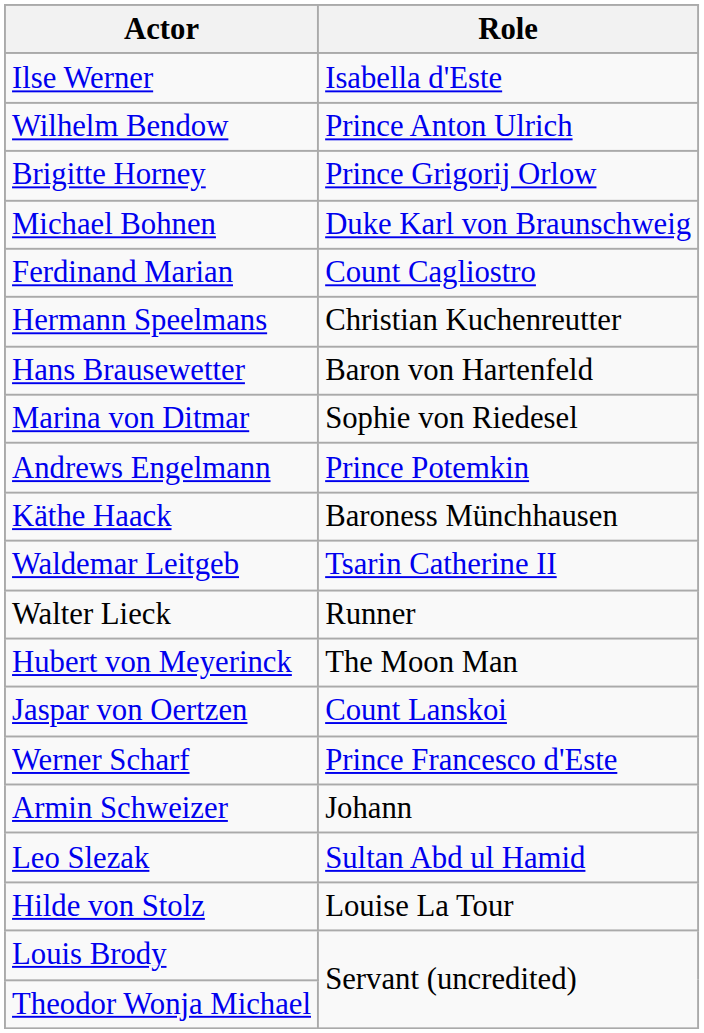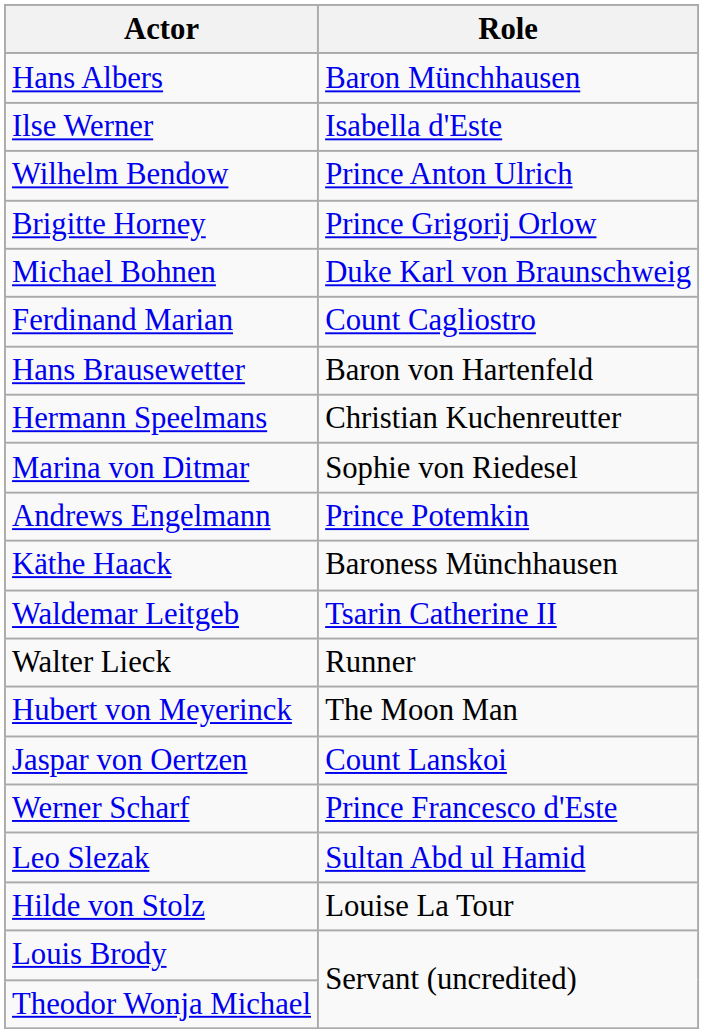+ row: (88, 77)
rows swapped: (128, 369) <-> (140, 321)
- row: (120, 808)
